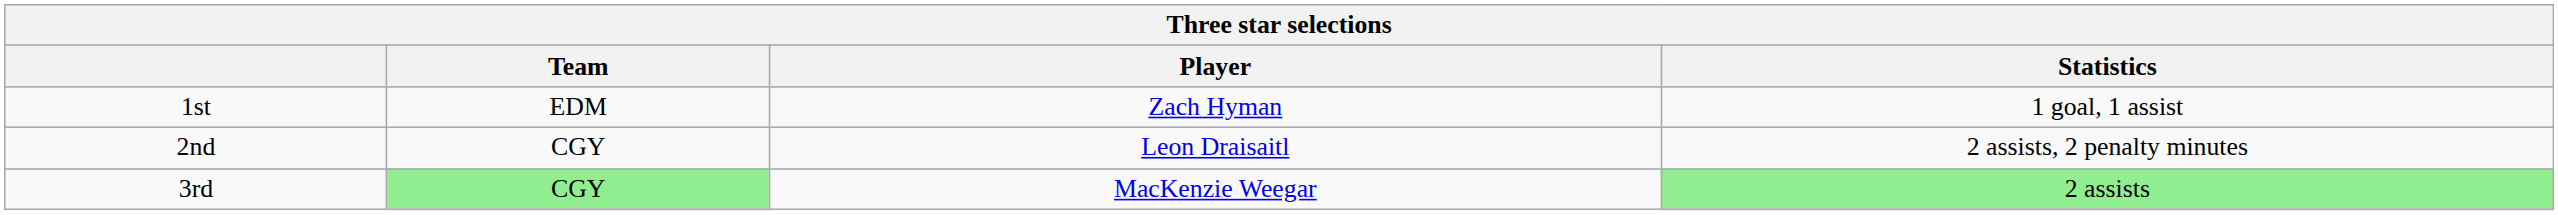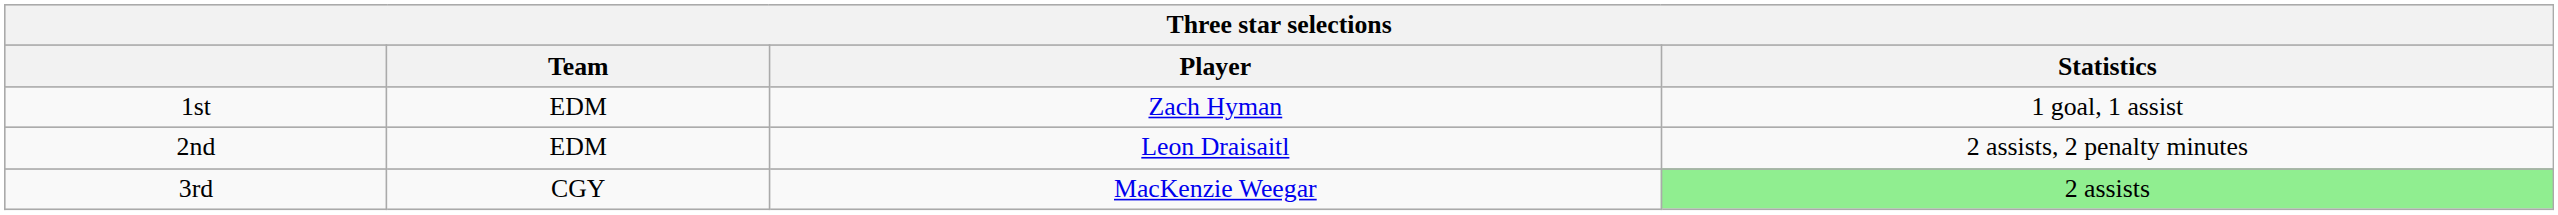(578, 147) CGY -> (578, 147) EDM
(578, 188) lightgreen background -> (578, 188) no background
